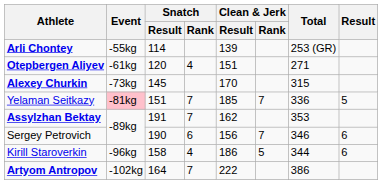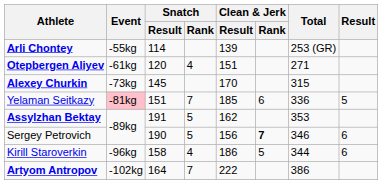(261, 100) 7 -> (261, 100) 6
(190, 118) 7 -> (190, 118) 5
(190, 135) 6 -> (190, 135) 5
(261, 135) normal -> (261, 135) bold
